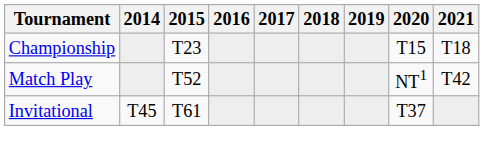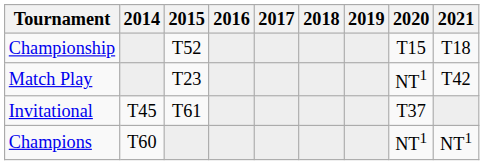(187, 47) T23 -> (187, 47) T52
(187, 79) T52 -> (187, 79) T23
+ row: (50, 142)
